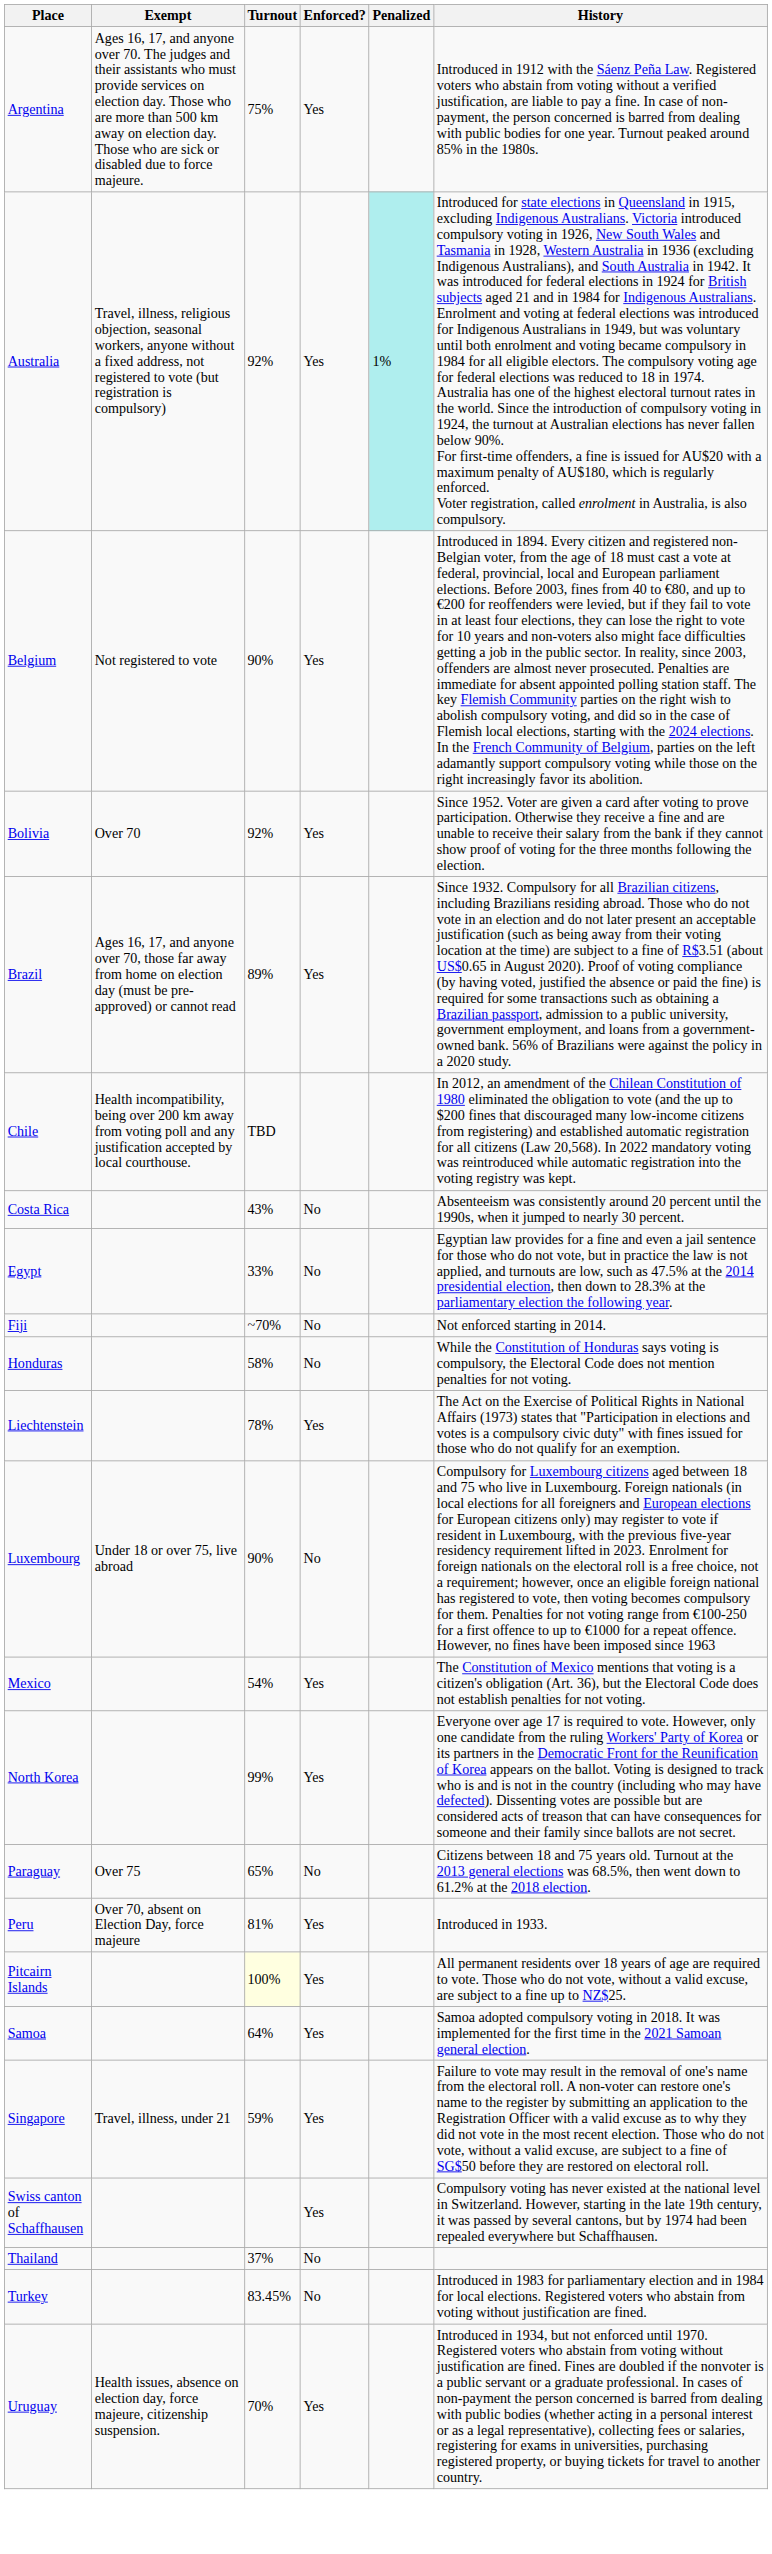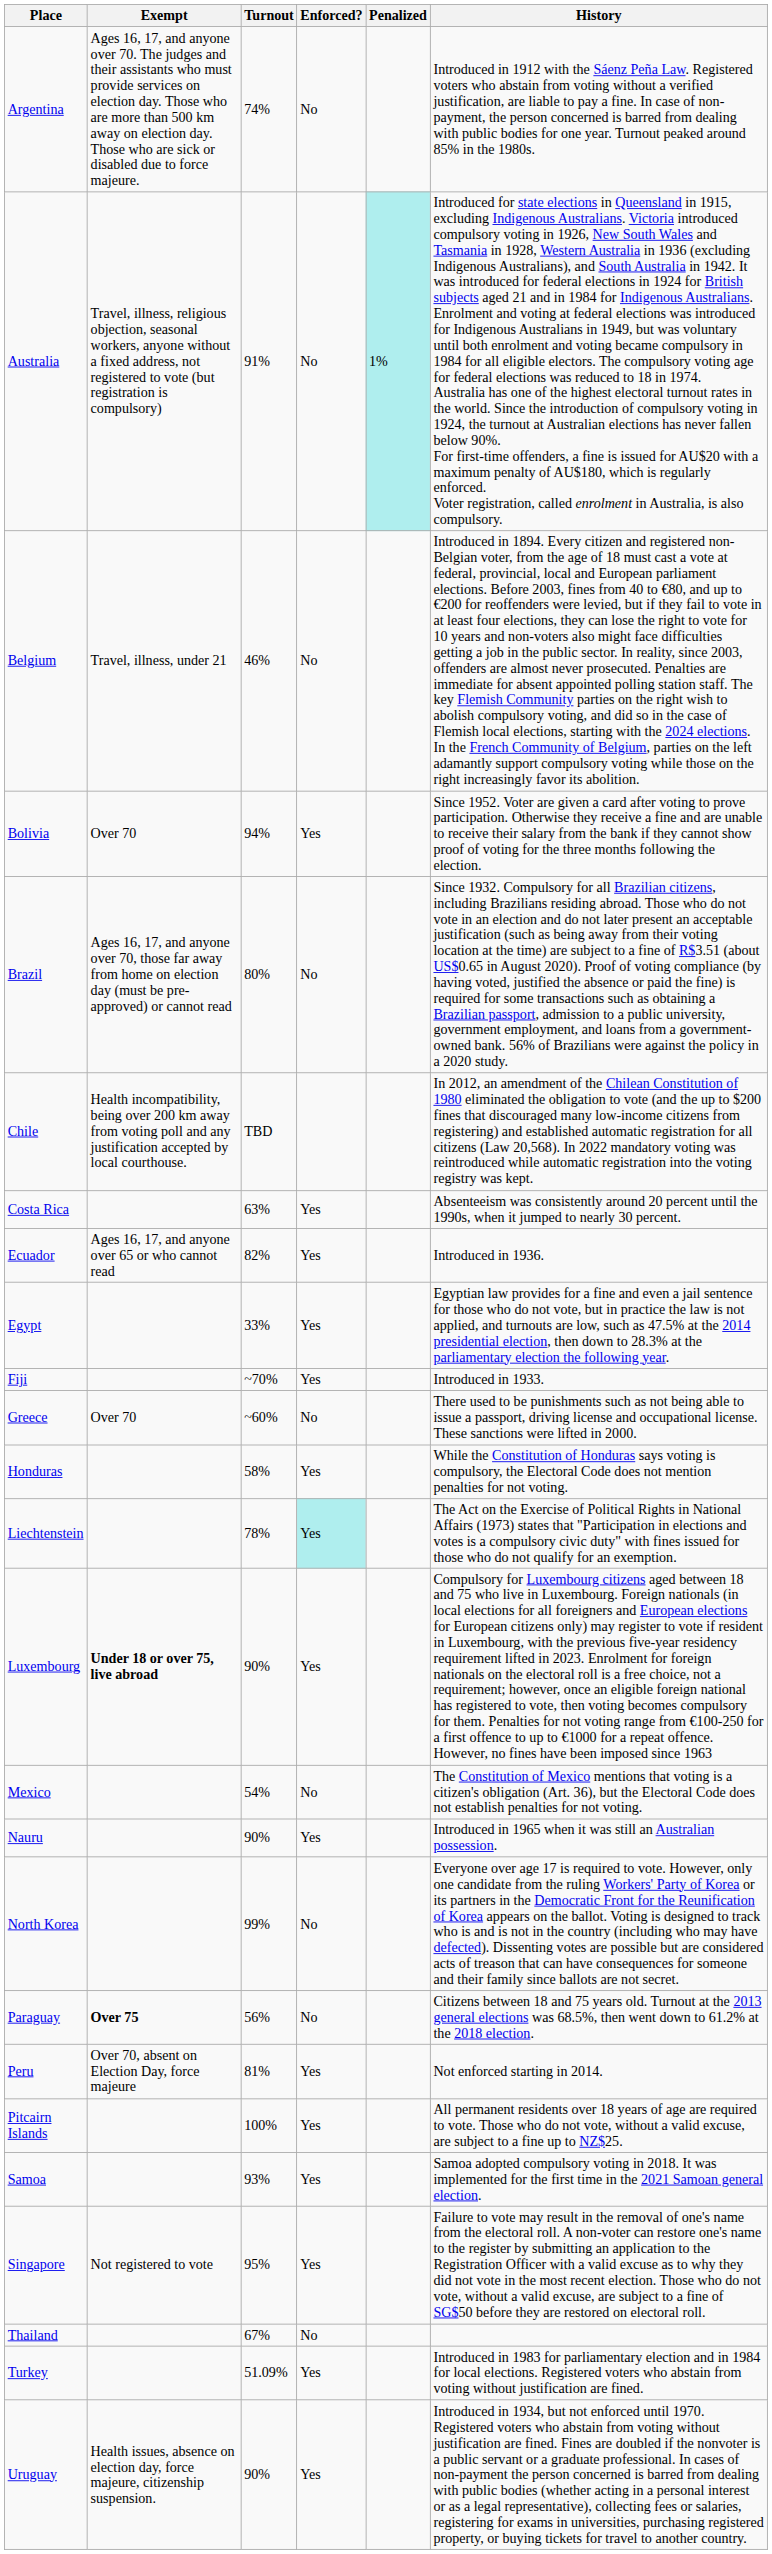(260, 109) 75% -> (257, 109) 74%
(314, 109) Yes -> (309, 109) No
(260, 361) 92% -> (257, 361) 91%
(314, 361) Yes -> (309, 361) No
(156, 660) Not registered to vote -> (159, 660) Travel, illness, under 21
(260, 660) 90% -> (257, 660) 46%
(314, 660) Yes -> (309, 660) No
(260, 833) 92% -> (257, 833) 94%
(260, 974) 89% -> (257, 974) 80%
(314, 974) Yes -> (309, 974) No
(260, 1209) 43% -> (257, 1209) 63%
(312, 1209) No -> (311, 1209) Yes
+ row: (31, 1255)
(312, 1271) No -> (311, 1325) Yes
(312, 1325) No -> (311, 1379) Yes
(521, 1325) Not enforced starting in 2014. -> (489, 1379) Introduced in 1933.
+ row: (28, 1417)
(312, 1363) No -> (311, 1471) Yes
(314, 1425) no background -> (311, 1533) paleturquoise background
(166, 1558) normal -> (152, 1666) bold
(312, 1558) No -> (311, 1666) Yes
(314, 1684) Yes -> (309, 1792) No
+ row: (25, 1838)
(314, 1777) Yes -> (309, 1923) No
(118, 1871) normal -> (115, 2017) bold
(260, 1871) 65% -> (257, 2017) 56%
(492, 1925) Introduced in 1933. -> (518, 2071) Not enforced starting in 2014.
(264, 1979) lightyellow background -> (261, 2125) no background
(260, 2033) 64% -> (257, 2179) 93%
(163, 2118) Travel, illness, under 21 -> (152, 2265) Not registered to vote
(260, 2118) 59% -> (257, 2265) 95%
- row: (45, 2212)
(260, 2258) 37% -> (257, 2335) 67%
(269, 2296) 83.45% -> (266, 2373) 51.09%
(312, 2296) No -> (311, 2373) Yes
(260, 2406) 70% -> (257, 2474) 90%
